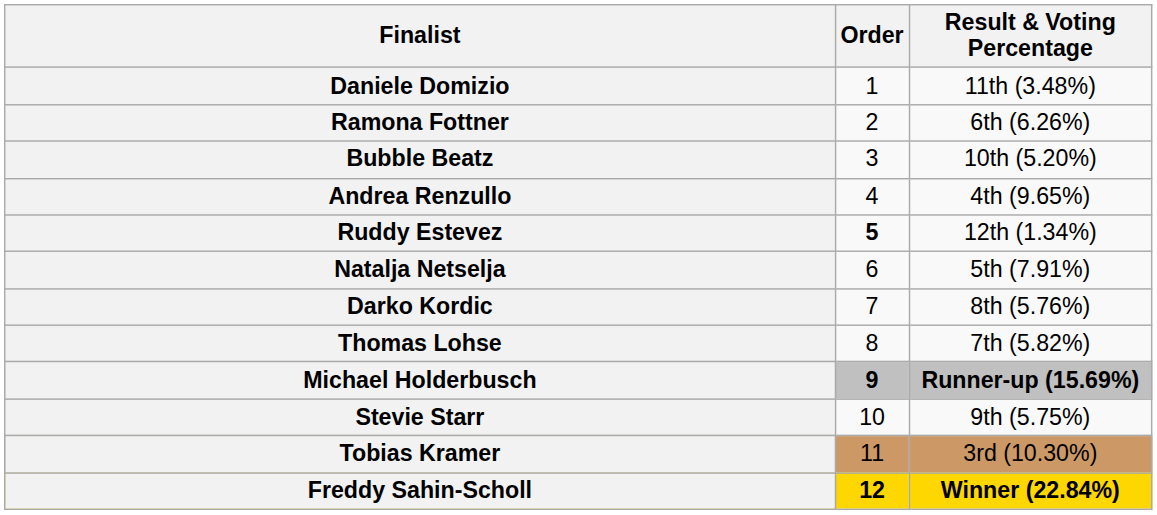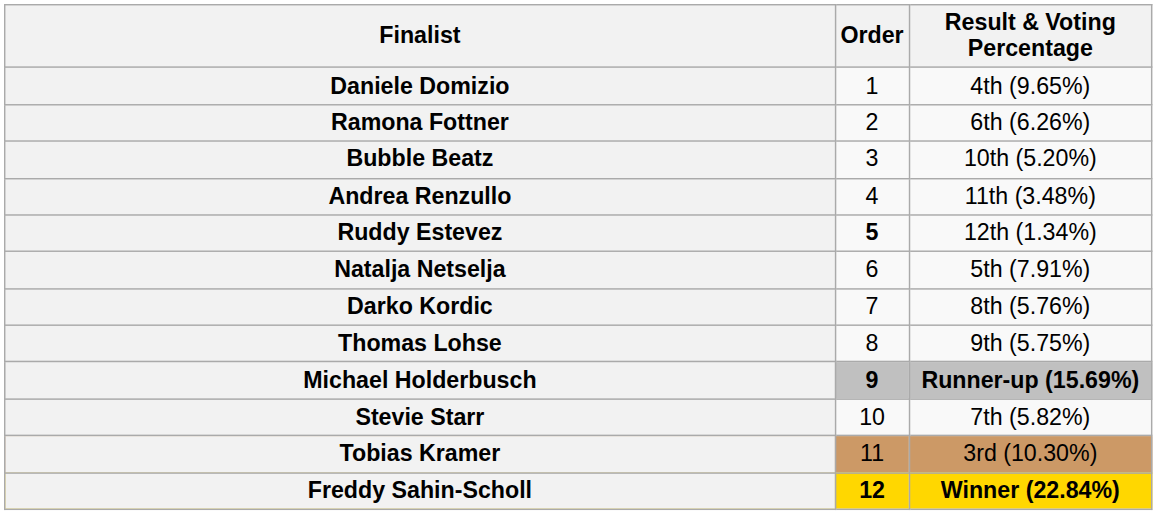(1030, 85) 11th (3.48%) -> (1030, 85) 4th (9.65%)
(1030, 196) 4th (9.65%) -> (1030, 196) 11th (3.48%)
(1030, 343) 7th (5.82%) -> (1030, 343) 9th (5.75%)
(1030, 416) 9th (5.75%) -> (1030, 416) 7th (5.82%)
